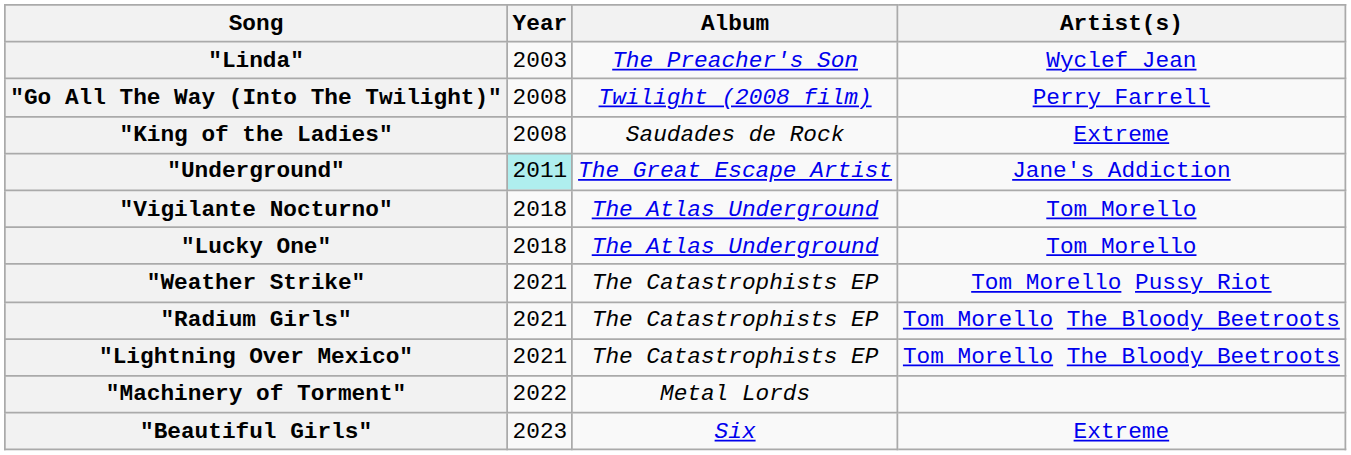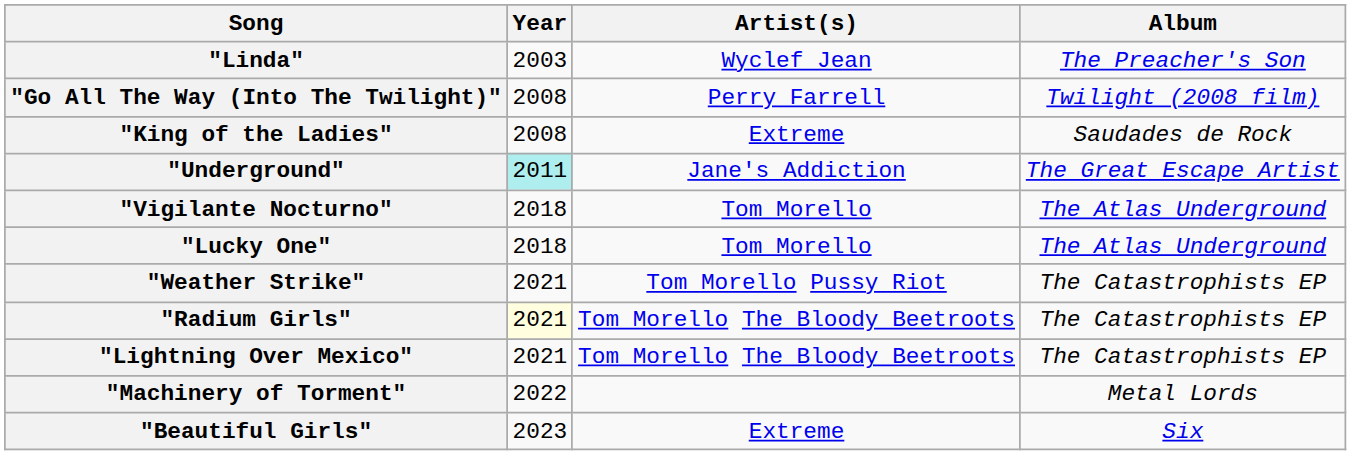columns swapped: (1121, 23) <-> (735, 23)
(540, 320) no background -> (540, 320) lightyellow background
